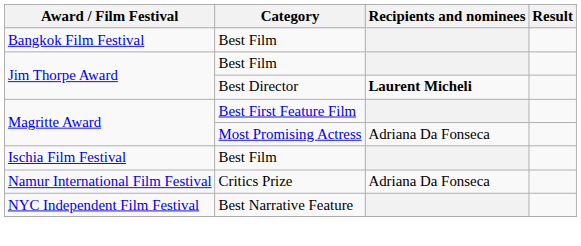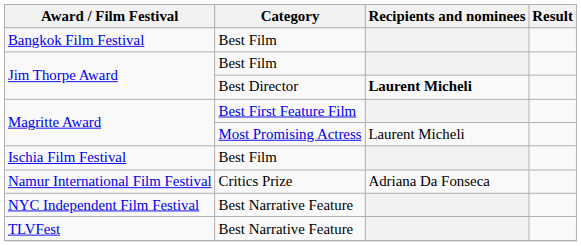(429, 134) Adriana Da Fonseca -> (417, 134) Laurent Micheli
+ row: (34, 228)
